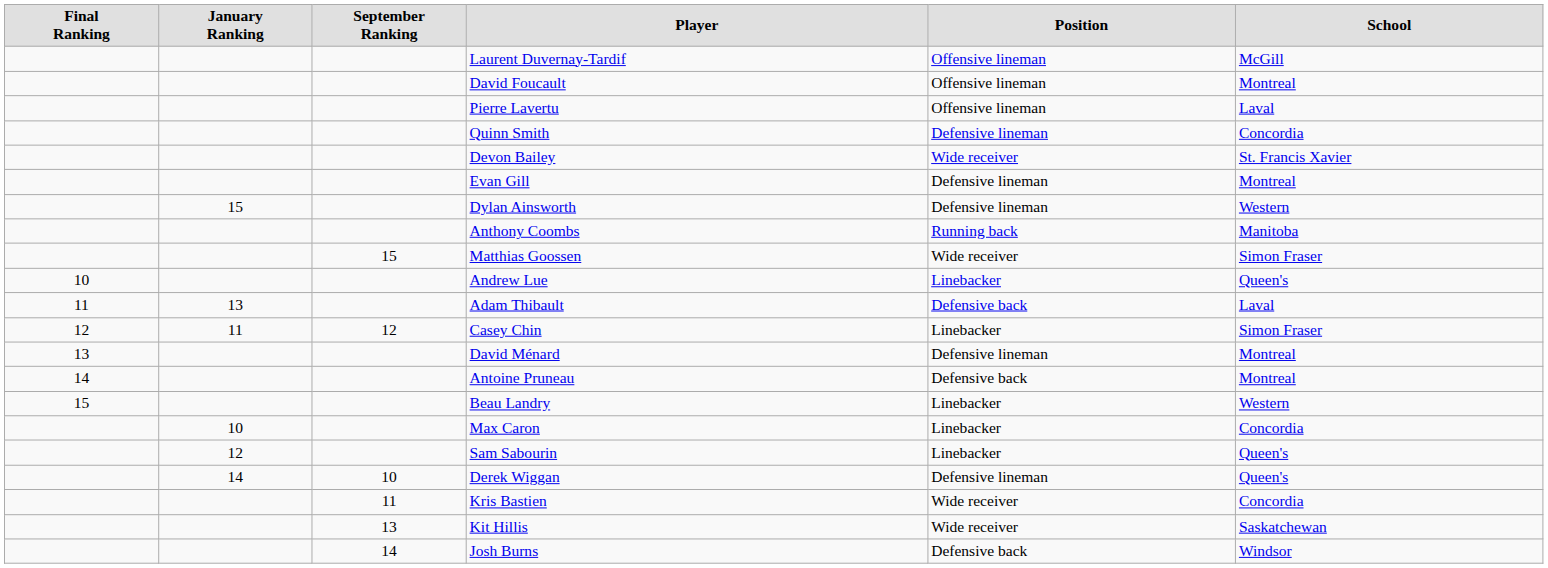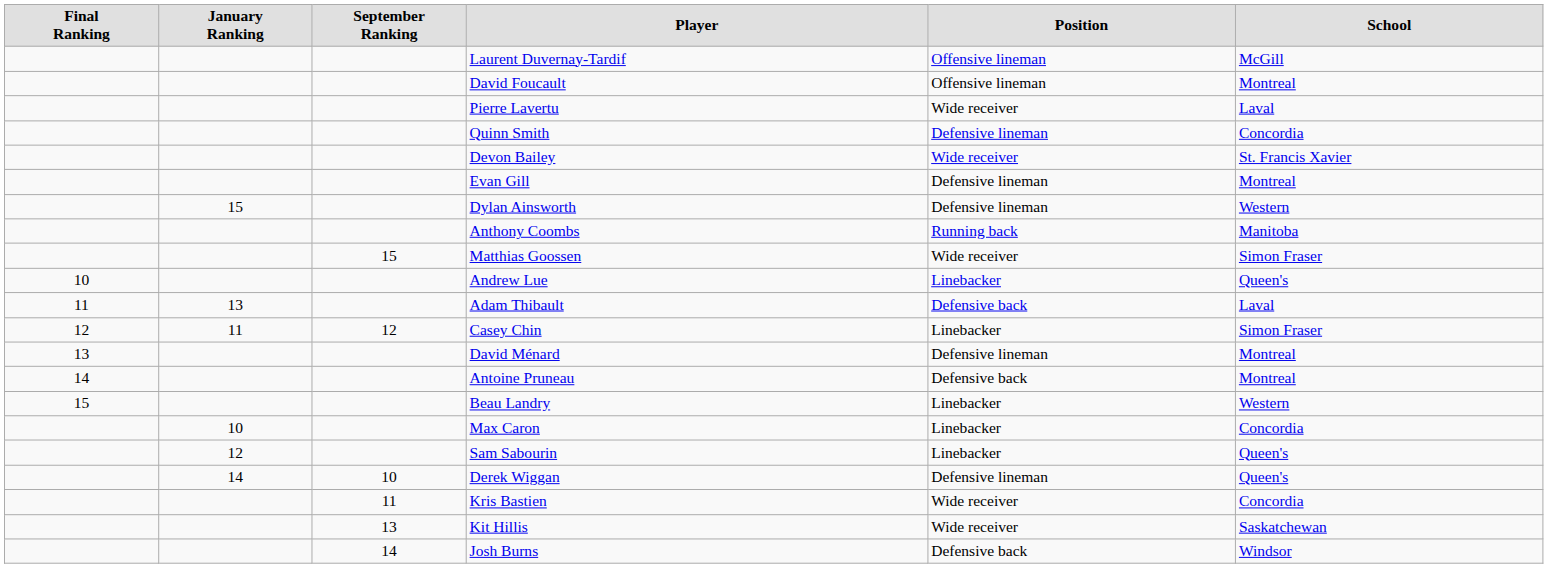(989, 108) Offensive lineman -> (975, 108) Wide receiver
